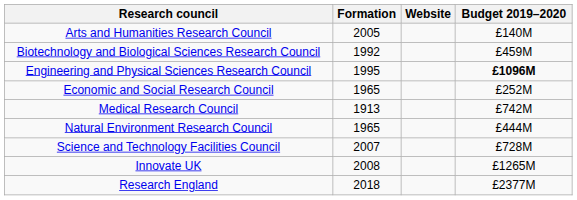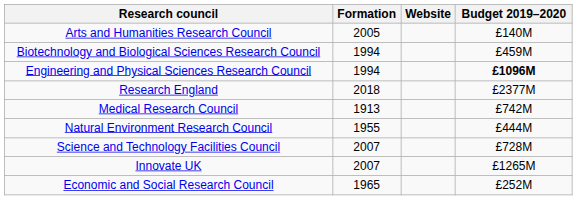(367, 52) 1992 -> (367, 52) 1994
(367, 71) 1995 -> (367, 71) 1994
rows swapped: (168, 90) <-> (168, 185)
(367, 128) 1965 -> (367, 128) 1955
(367, 166) 2008 -> (367, 166) 2007
